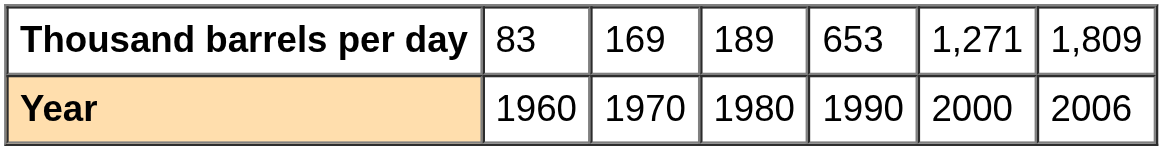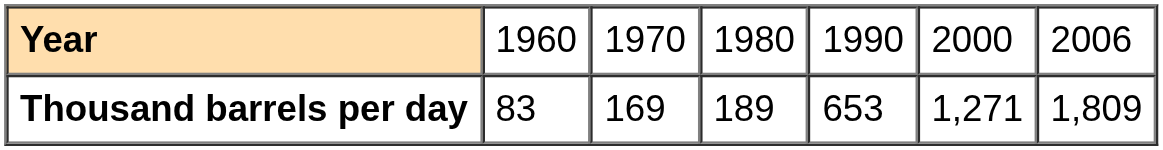rows swapped: (59, 108) <-> (244, 39)
